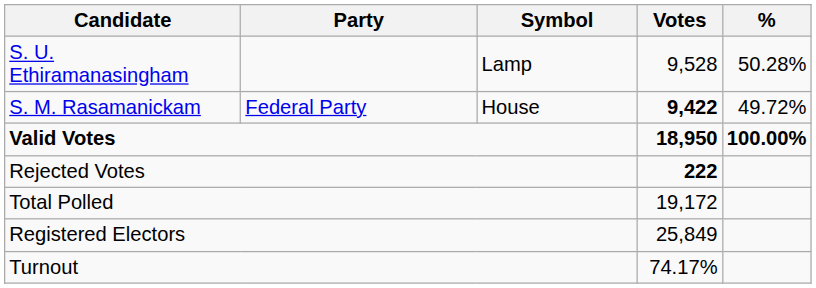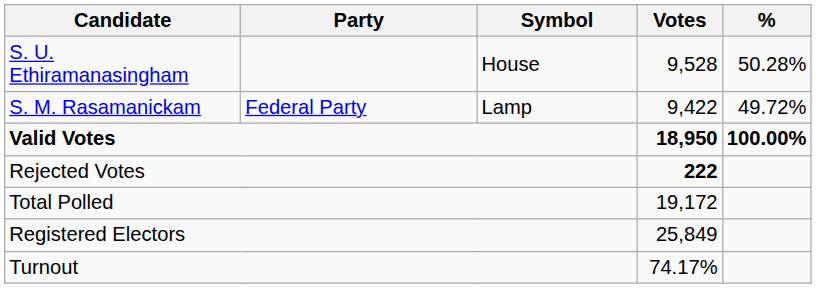(507, 63) Lamp -> (511, 63) House
(511, 107) House -> (507, 107) Lamp
(692, 107) bold -> (692, 107) normal
